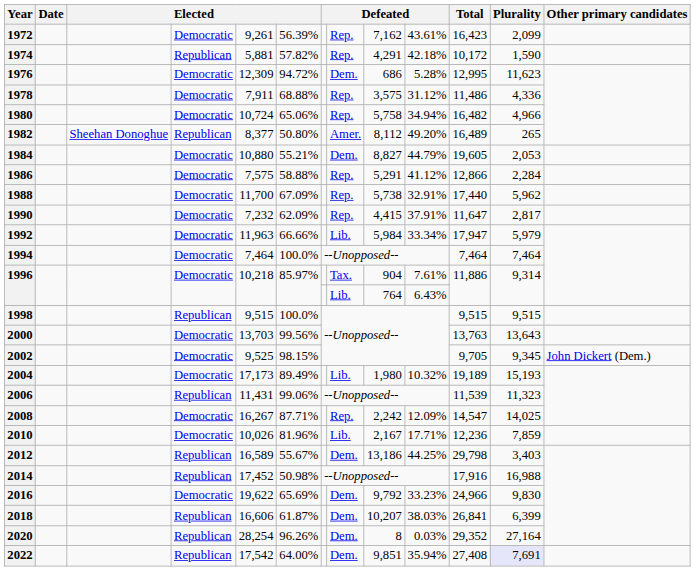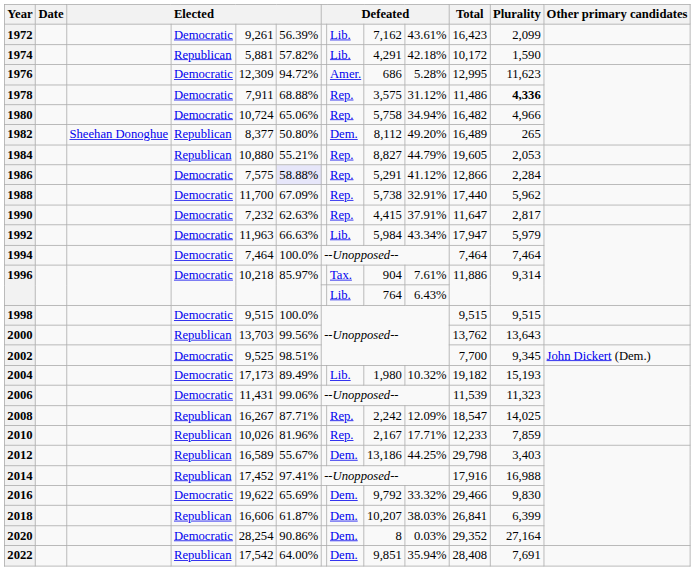(342, 34) Rep. -> (340, 34) Lib.
(342, 54) Rep. -> (340, 54) Lib.
(344, 74) Dem. -> (346, 74) Amer.
(527, 94) normal -> (527, 94) bold
(346, 134) Amer. -> (344, 134) Dem.
(203, 154) Democratic -> (203, 154) Republican
(344, 154) Dem. -> (342, 154) Rep.
(299, 174) no background -> (299, 174) lavender background
(299, 214) 62.09% -> (299, 214) 62.63%
(299, 235) 66.66% -> (299, 235) 66.63%
(427, 235) 33.34% -> (427, 235) 43.34%
(203, 315) Republican -> (203, 315) Democratic
(203, 335) Democratic -> (203, 335) Republican
(470, 335) 13,763 -> (470, 335) 13,762
(299, 355) 98.15% -> (299, 355) 98.51%
(473, 355) 9,705 -> (473, 355) 7,700
(470, 375) 19,189 -> (470, 375) 19,182
(203, 395) Republican -> (203, 395) Democratic
(203, 415) Democratic -> (203, 415) Republican
(470, 415) 14,547 -> (470, 415) 18,547
(203, 435) Democratic -> (203, 435) Republican
(340, 435) Lib. -> (342, 435) Rep.
(470, 435) 12,236 -> (470, 435) 12,233
(299, 475) 50.98% -> (299, 475) 97.41%
(427, 495) 33.23% -> (427, 495) 33.32%
(470, 495) 24,966 -> (470, 495) 29,466
(203, 535) Republican -> (203, 535) Democratic
(299, 535) 96.26% -> (299, 535) 90.86%
(470, 555) 27,408 -> (470, 555) 28,408
(527, 555) lavender background -> (527, 555) no background
